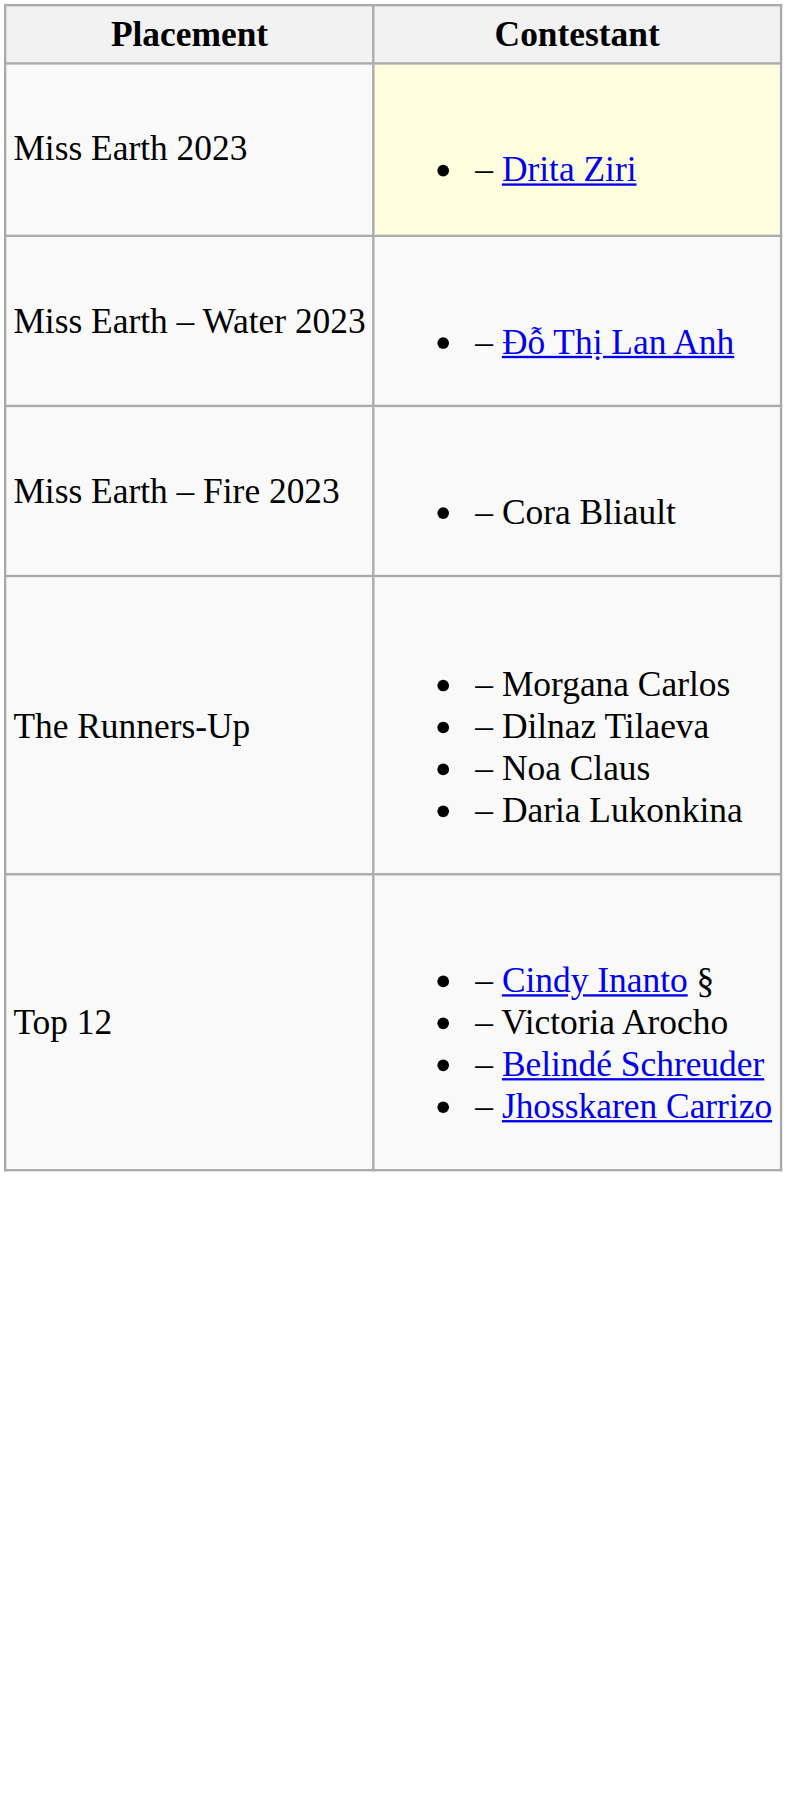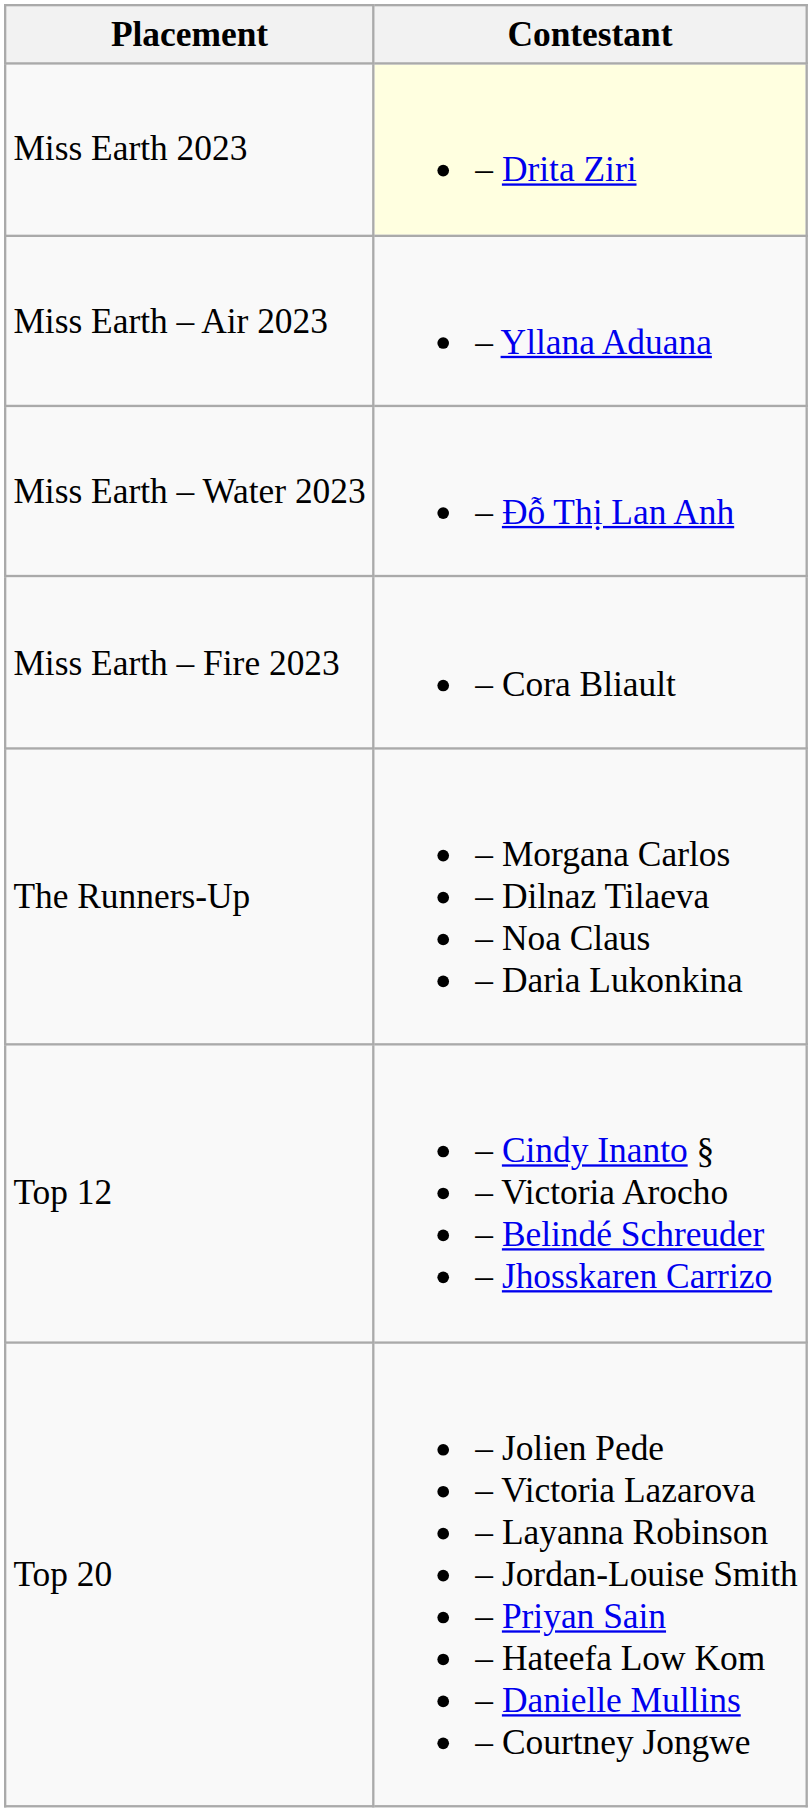+ row: (171, 319)
+ row: (63, 1573)
